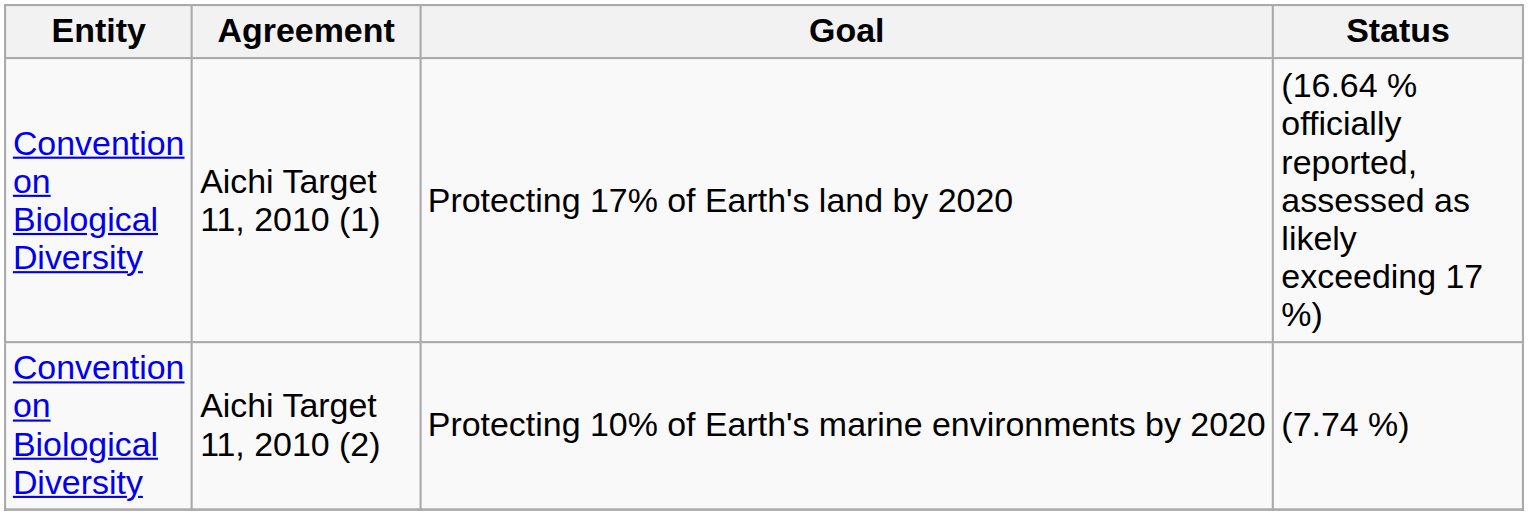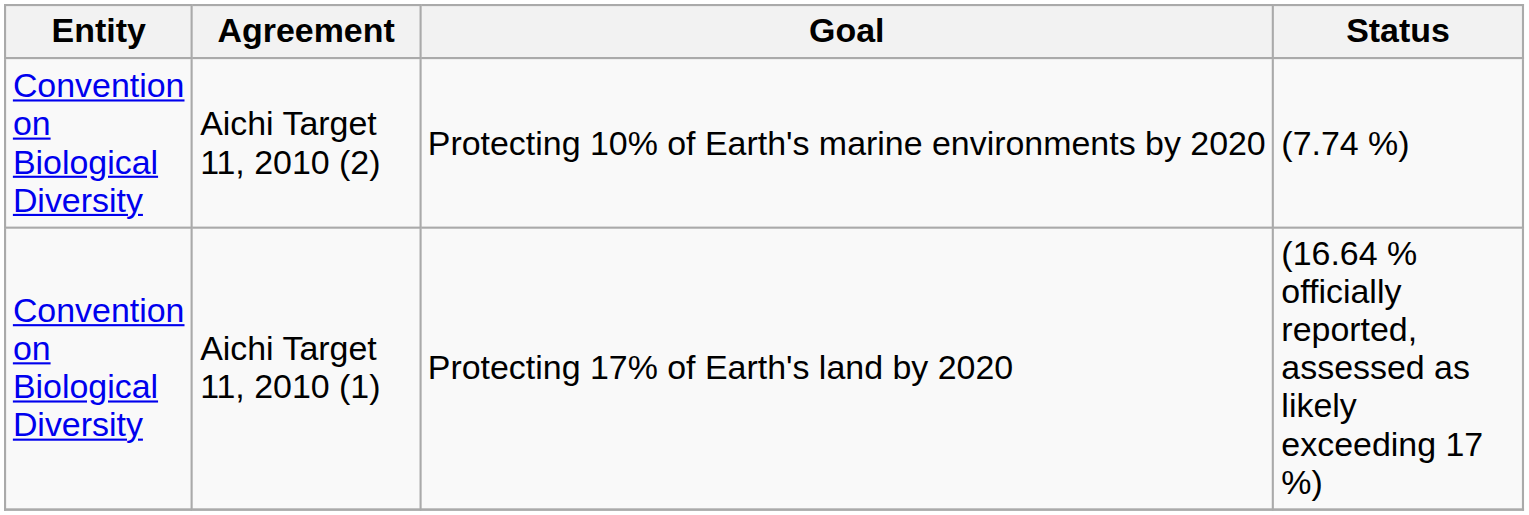rows swapped: (290, 199) <-> (290, 425)
